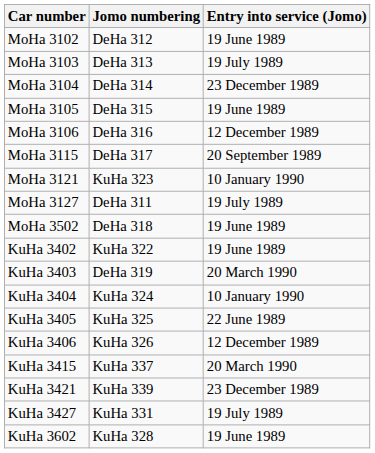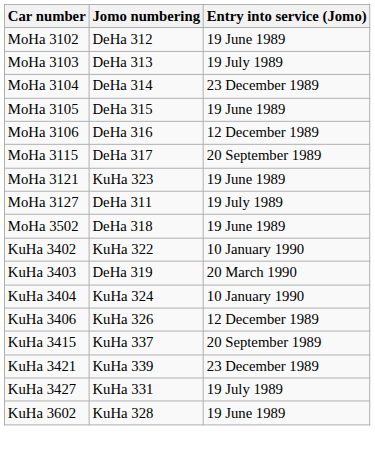(255, 179) 10 January 1990 -> (246, 179) 19 June 1989
(246, 249) 19 June 1989 -> (255, 249) 10 January 1990
- row: (42, 319)
(252, 366) 20 March 1990 -> (264, 343) 20 September 1989
